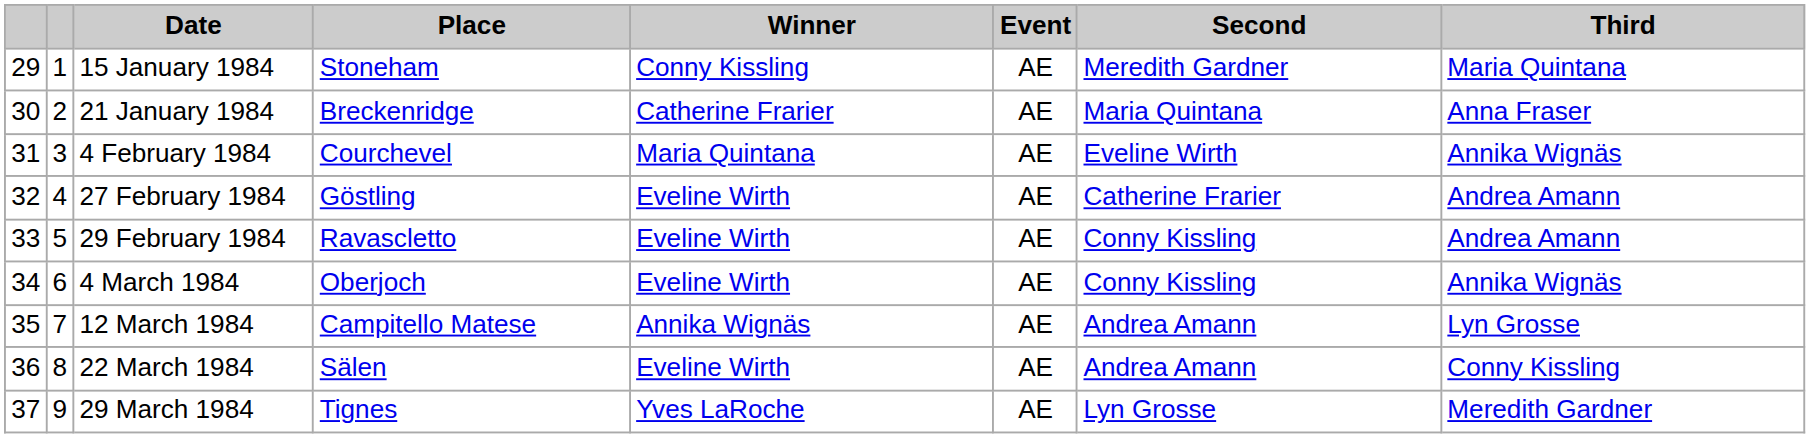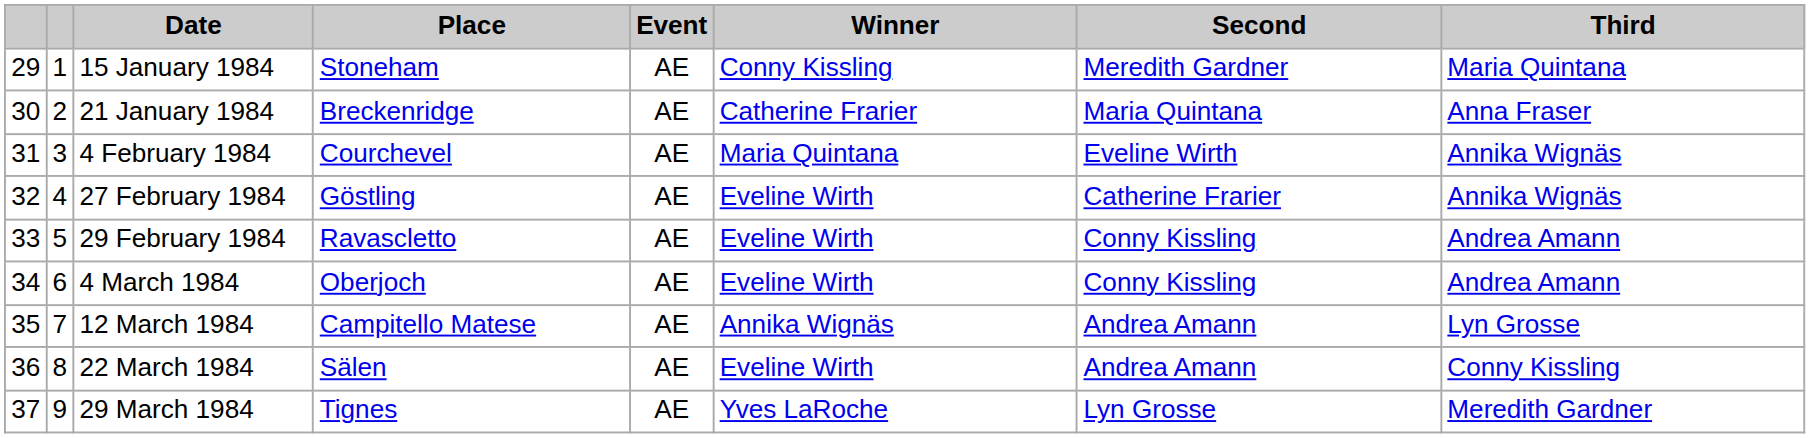columns swapped: (1036, 25) <-> (812, 25)
(1534, 196) Andrea Amann -> (1534, 196) Annika Wignäs
(1534, 282) Annika Wignäs -> (1534, 282) Andrea Amann
